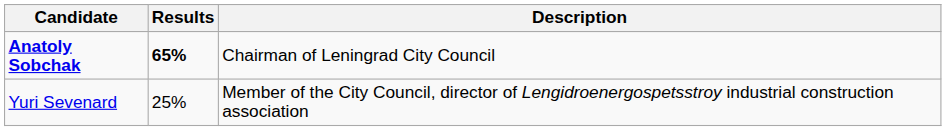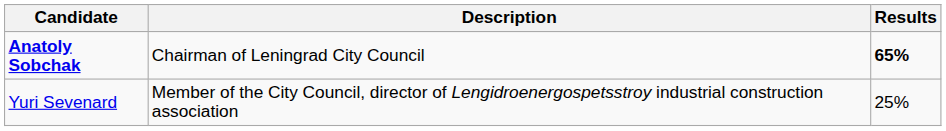columns swapped: (580, 18) <-> (183, 18)
